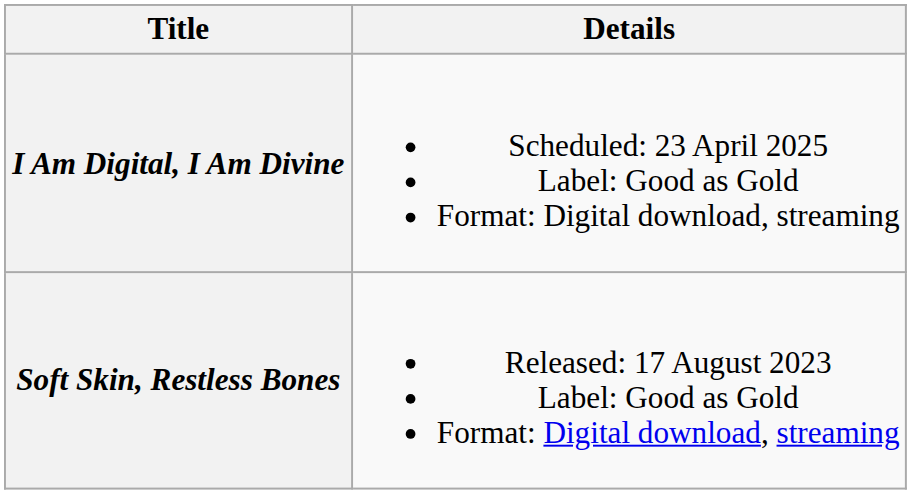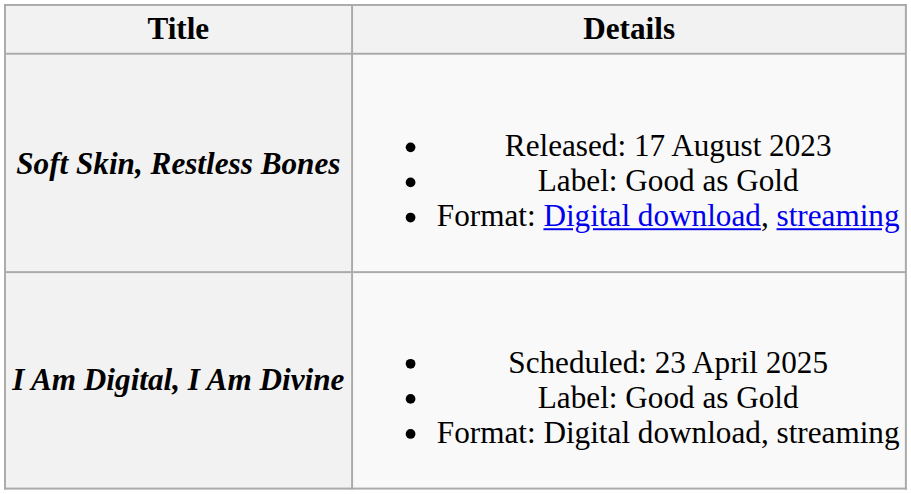rows swapped: (178, 379) <-> (178, 162)
